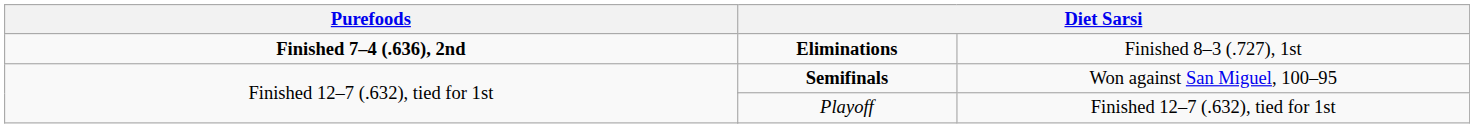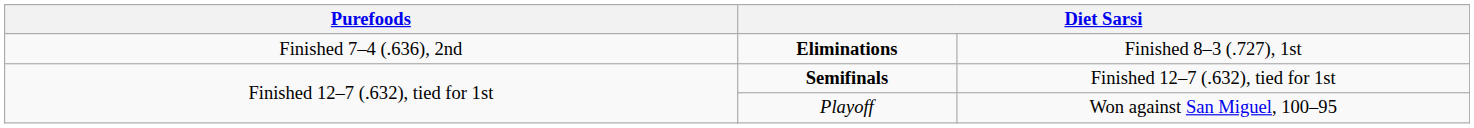(371, 48) bold -> (371, 48) normal
(1213, 78) Won against San Miguel, 100–95 -> (1213, 78) Finished 12–7 (.632), tied for 1st
(1213, 107) Finished 12–7 (.632), tied for 1st -> (1213, 107) Won against San Miguel, 100–95
